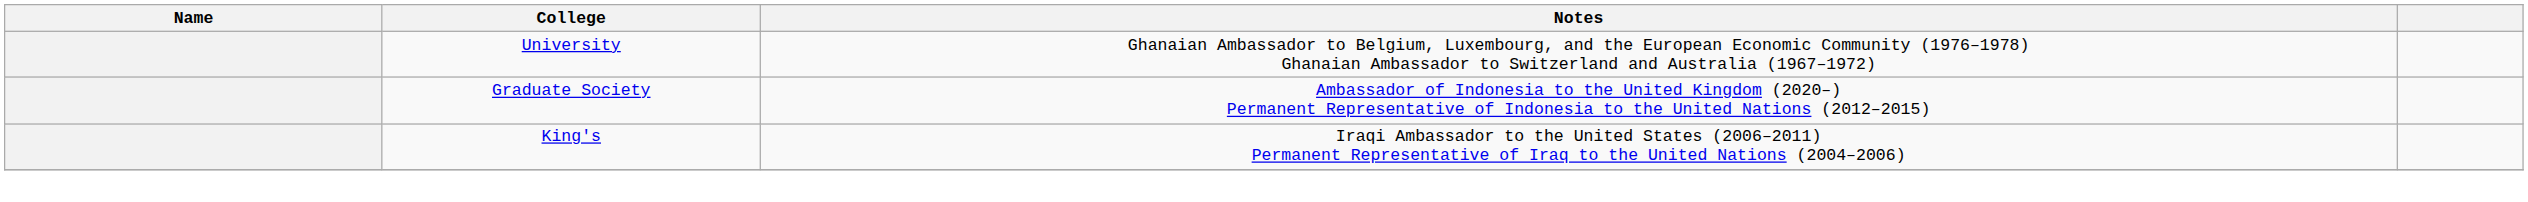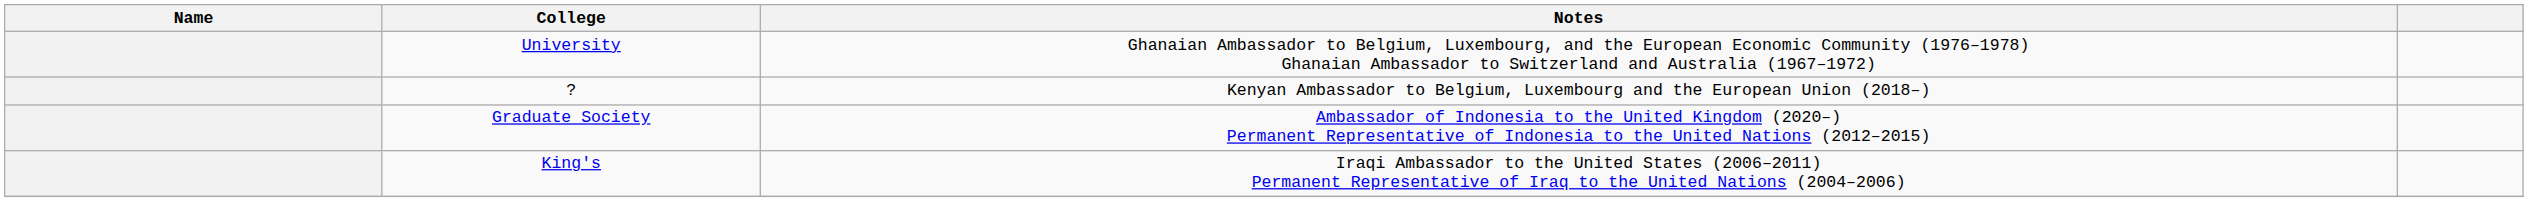+ row: (571, 91)
